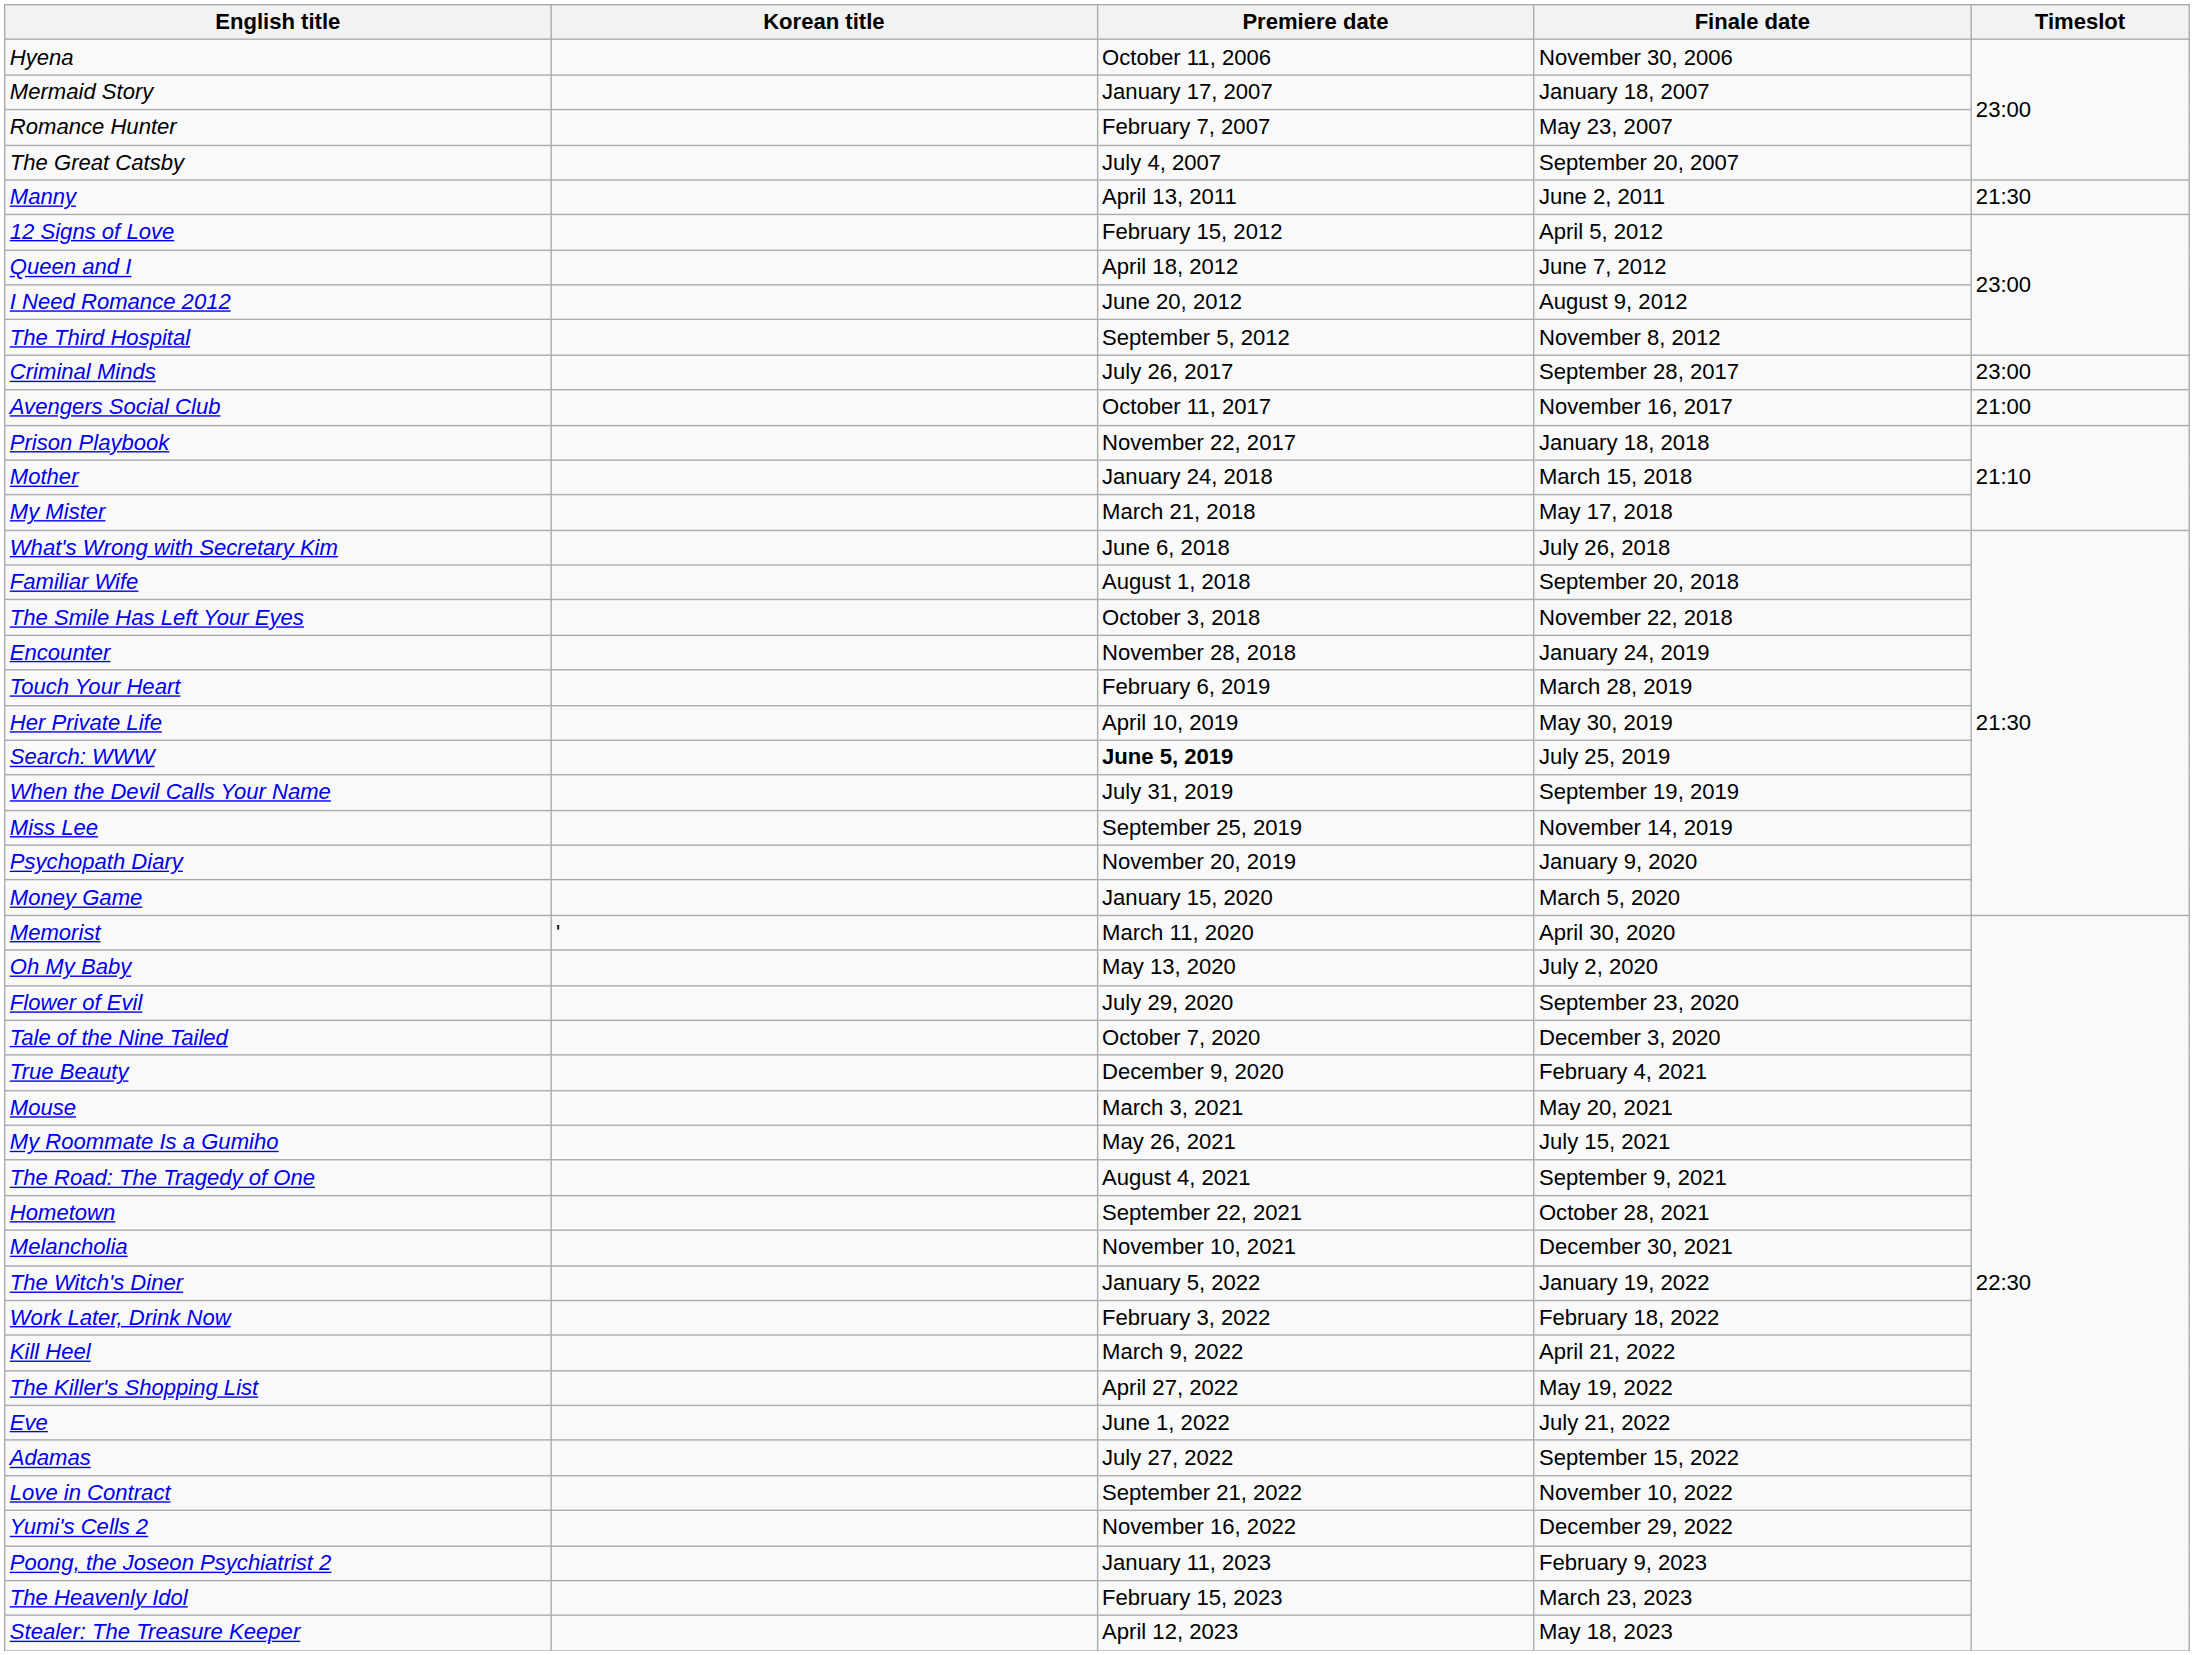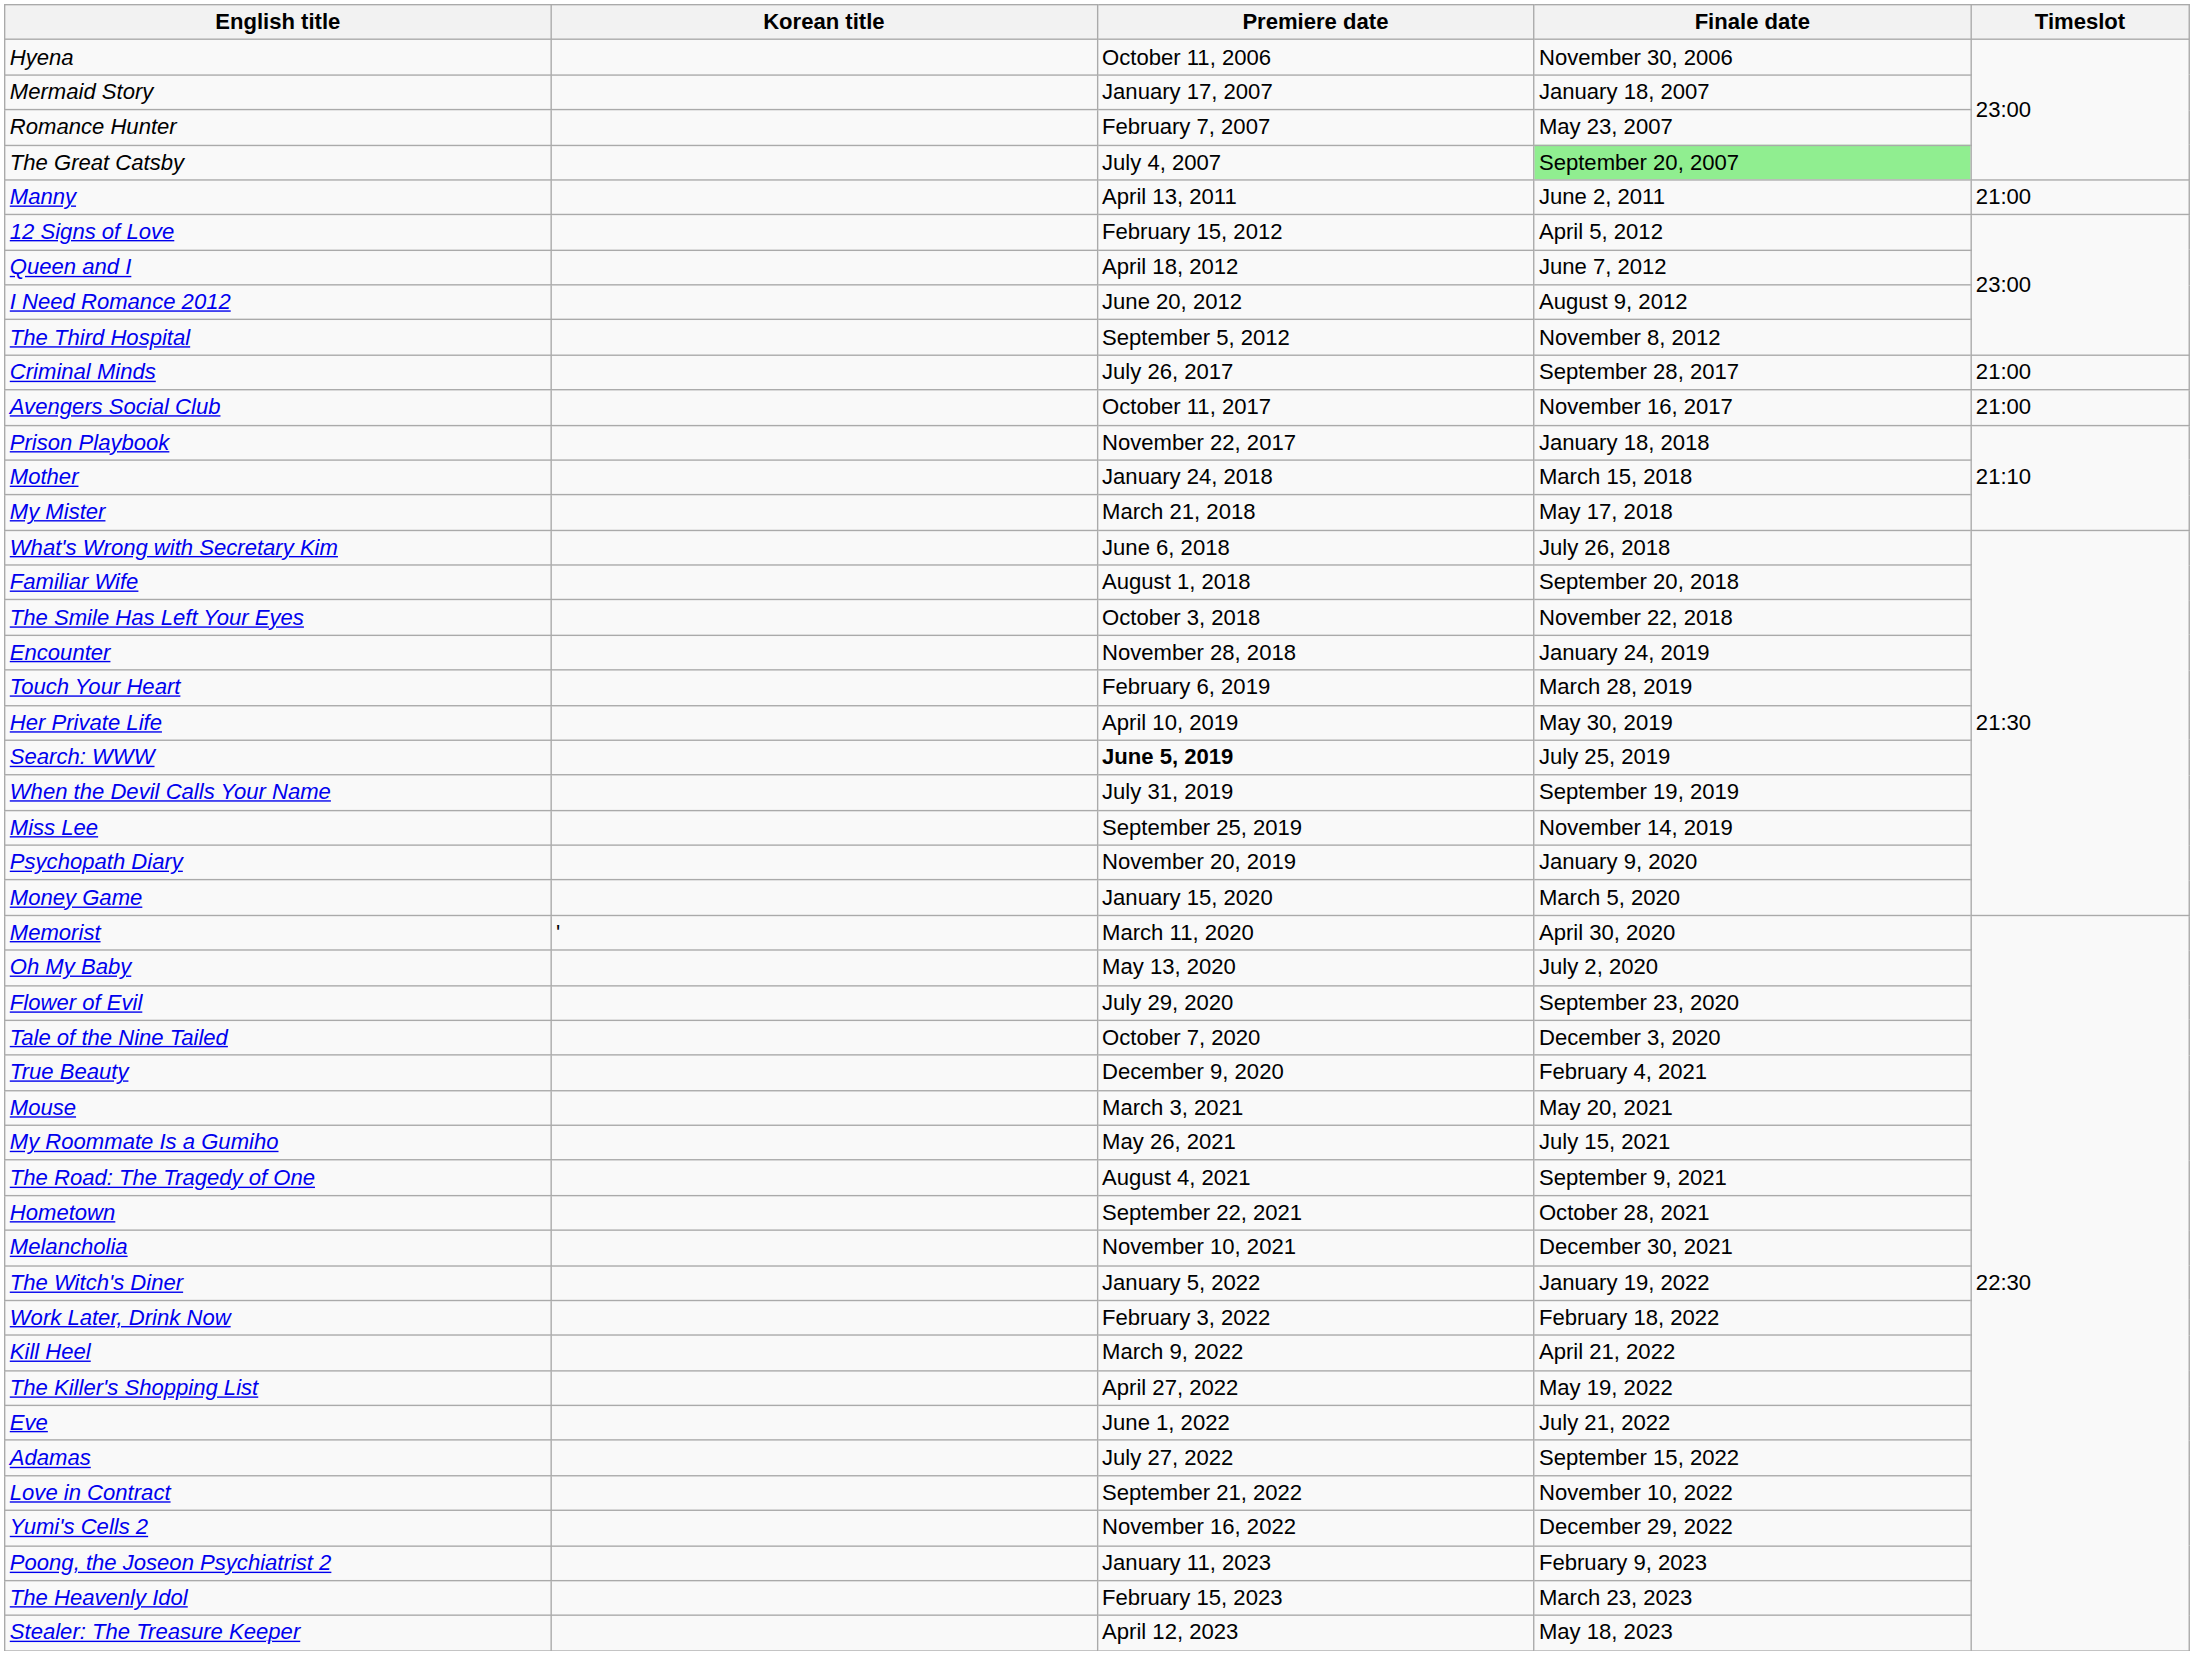(1639, 162) no background -> (1639, 162) lightgreen background
(2003, 197) 21:30 -> (2003, 197) 21:00
(2003, 372) 23:00 -> (2003, 372) 21:00
